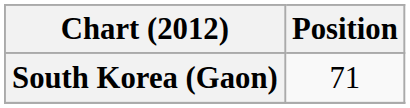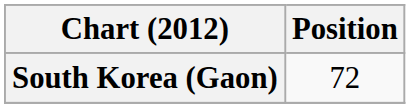(345, 77) 71 -> (345, 77) 72
